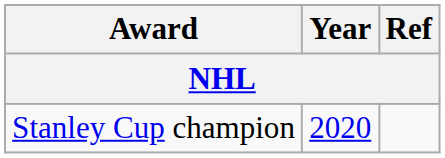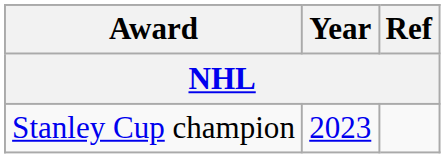(340, 127) 2020 -> (340, 127) 2023
